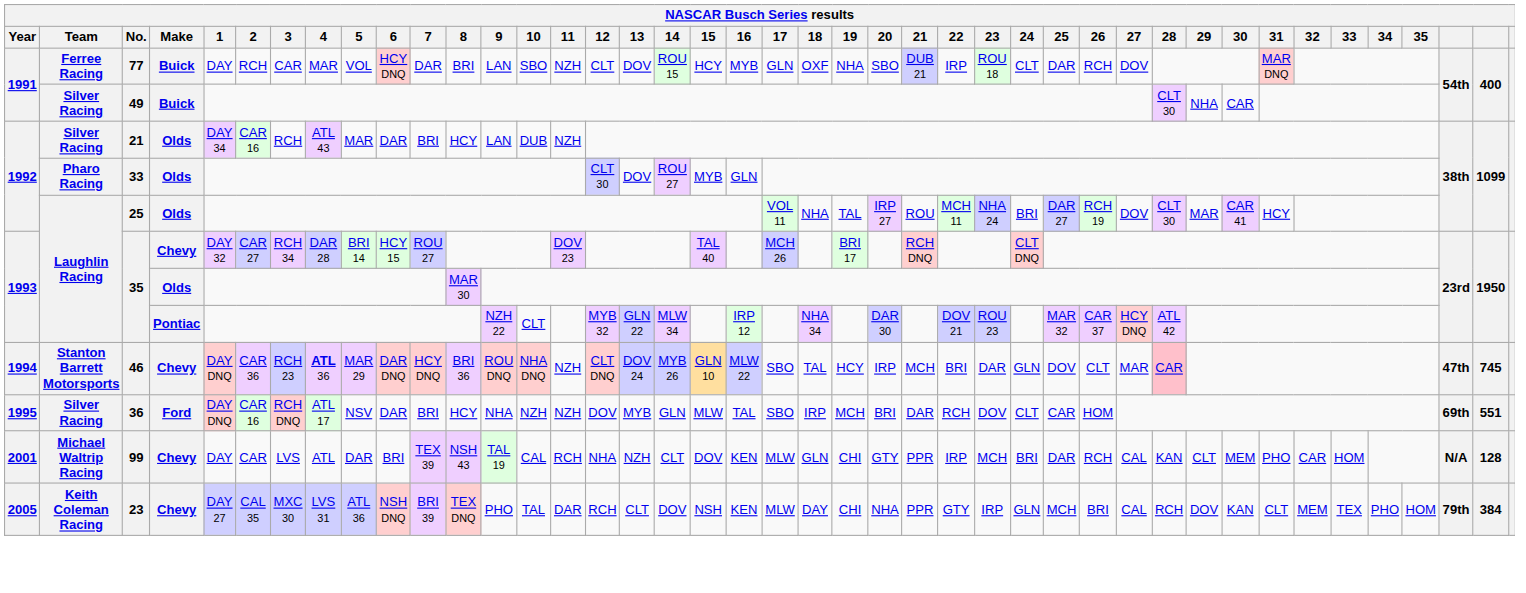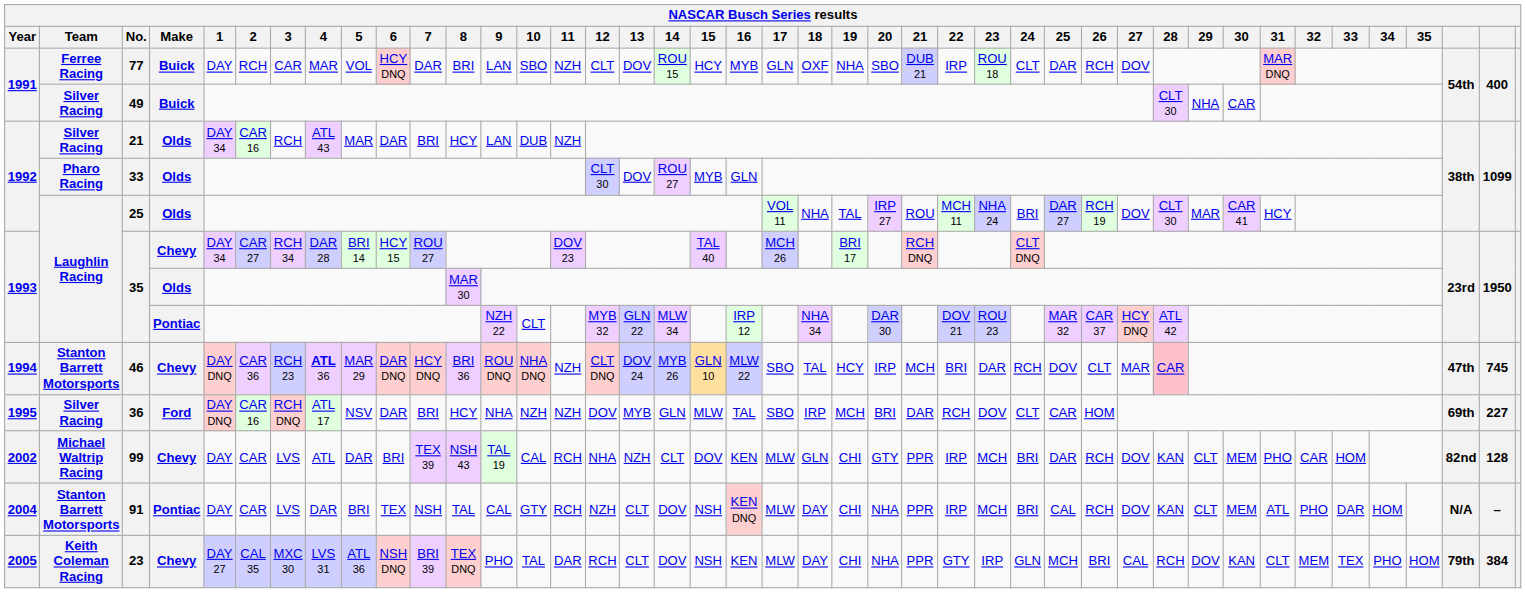(220, 250) DAY 32 -> (220, 250) DAY 34
(1027, 368) GLN -> (1028, 368) RCH
(1491, 413) 551 -> (1497, 413) 227
(22, 457) 2001 -> (22, 457) 2002
(1134, 457) CAL -> (1136, 457) DOV
(1456, 457) N/A -> (1461, 457) 82nd
+ row: (136, 509)
